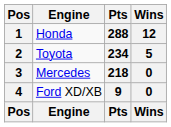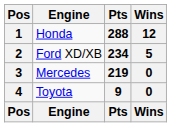(54, 53) Toyota -> (69, 53) Ford XD/XB
(118, 72) 218 -> (118, 72) 219
(69, 92) Ford XD/XB -> (54, 92) Toyota
